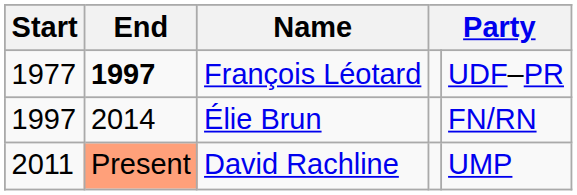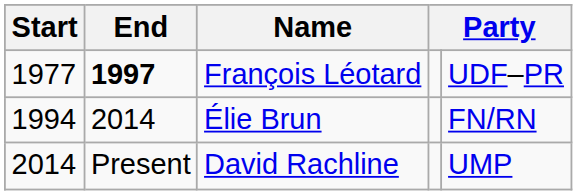(44, 119) 1997 -> (44, 119) 1994
(43, 165) 2011 -> (44, 165) 2014
(141, 165) lightsalmon background -> (141, 165) no background
